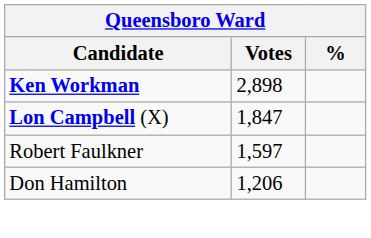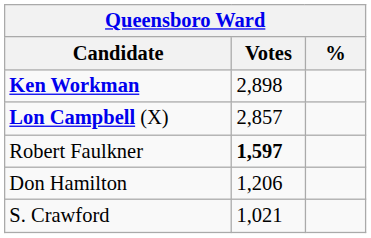(259, 118) 1,847 -> (259, 118) 2,857
(259, 150) normal -> (259, 150) bold
+ row: (59, 215)
